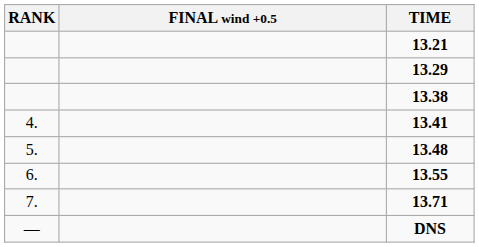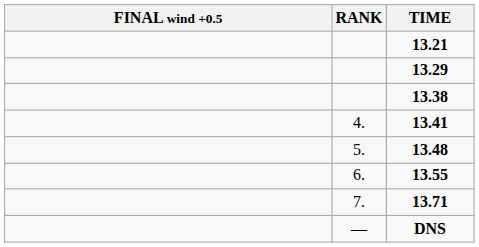columns swapped: (32, 18) <-> (223, 18)
